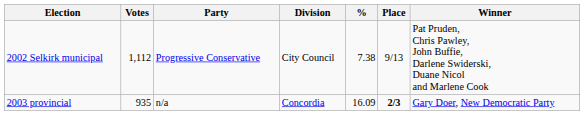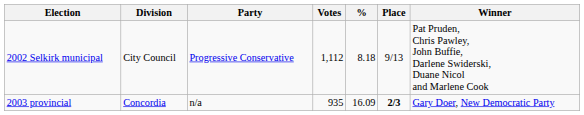columns swapped: (313, 12) <-> (137, 12)
(366, 57) 7.38 -> (366, 57) 8.18
